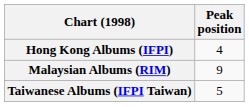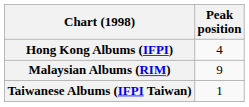(220, 91) 5 -> (220, 91) 1
